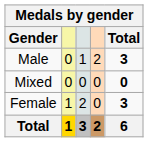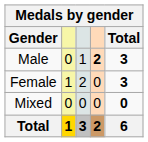(97, 60) normal -> (97, 60) bold
rows swapped: (33, 104) <-> (33, 82)
